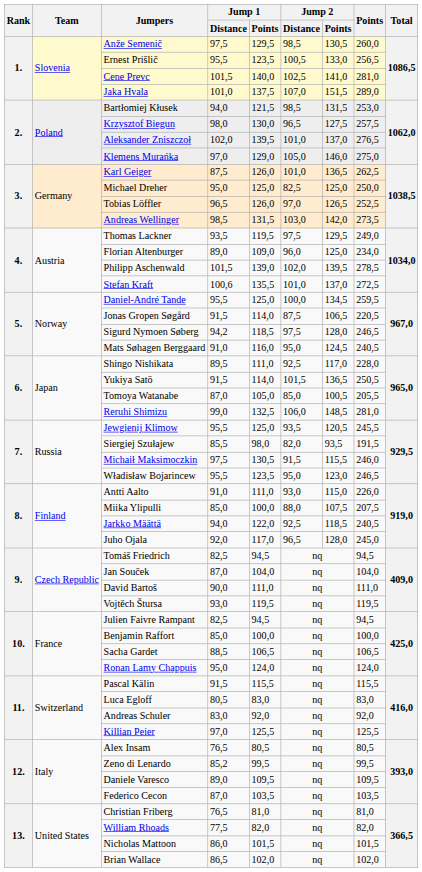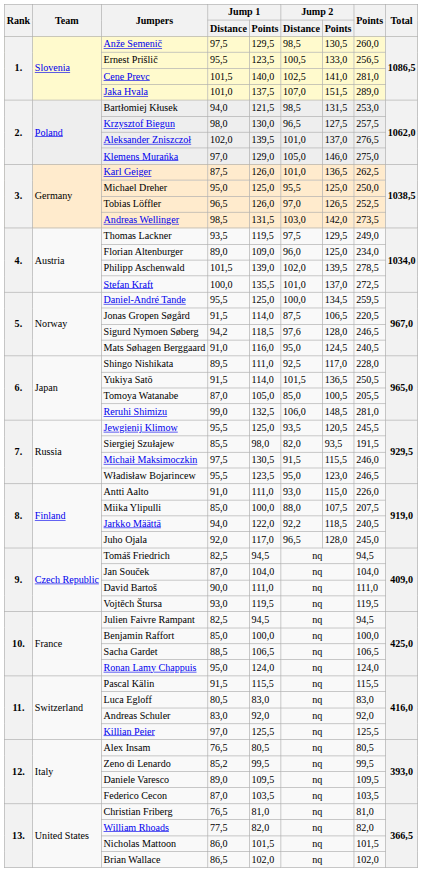(292, 188) 82,5 -> (292, 188) 95,5
(221, 284) 100,6 -> (221, 284) 100,0
(292, 332) 97,5 -> (292, 332) 97,6
(292, 524) 92,5 -> (292, 524) 92,2
